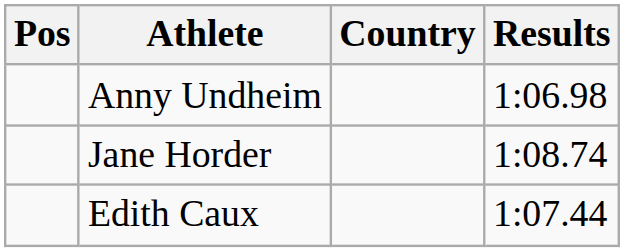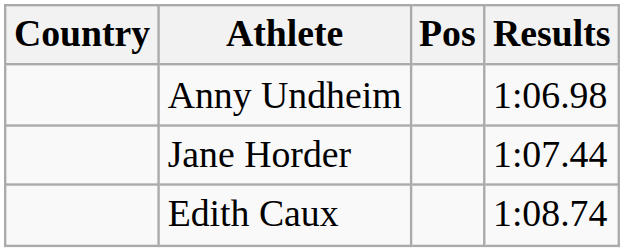columns swapped: (42, 34) <-> (407, 34)
(550, 154) 1:08.74 -> (550, 154) 1:07.44
(550, 214) 1:07.44 -> (550, 214) 1:08.74
